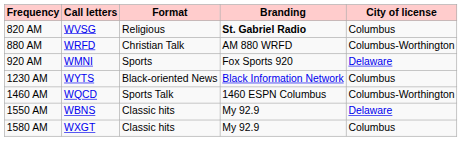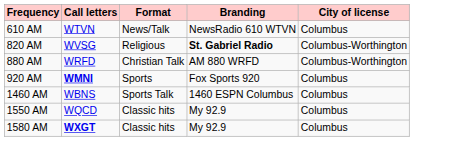+ row: (24, 29)
(372, 29) Columbus -> (354, 45) Columbus-Worthington
(79, 62) normal -> (79, 78) bold
(370, 62) Delaware -> (324, 78) Columbus
- row: (27, 78)
(81, 95) WQCD -> (80, 95) WBNS
(402, 95) Columbus-Worthington -> (324, 95) Columbus
(80, 111) WBNS -> (81, 111) WQCD
(370, 111) Delaware -> (324, 111) Columbus
(80, 128) normal -> (80, 128) bold
